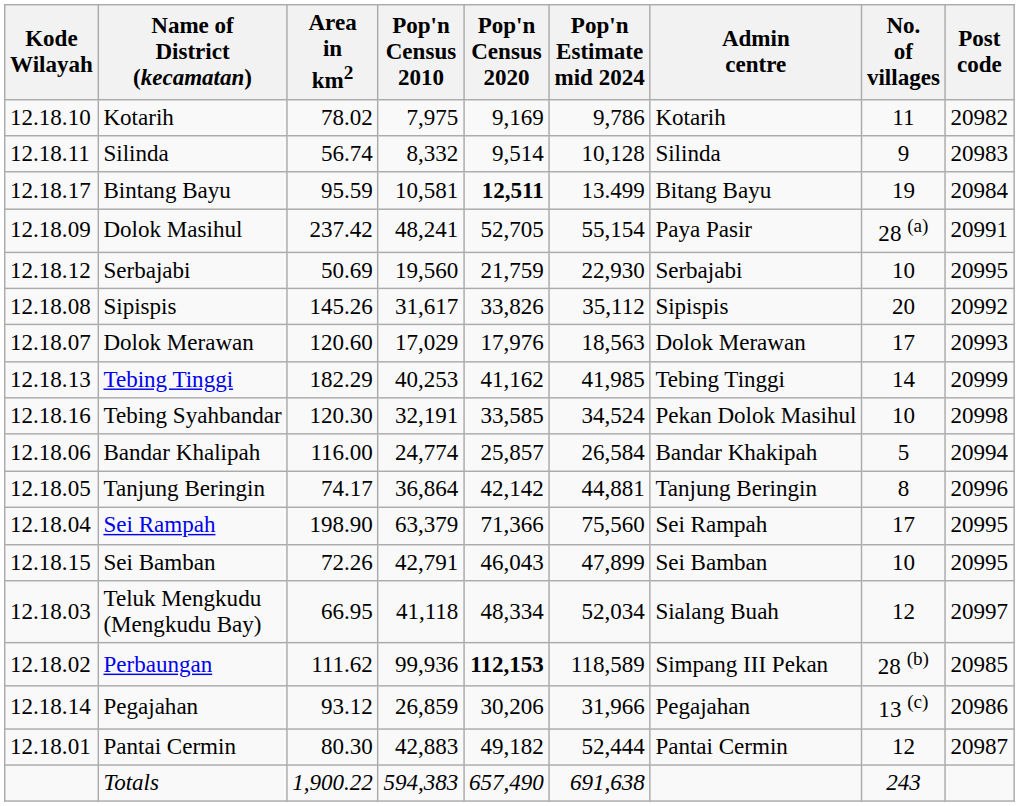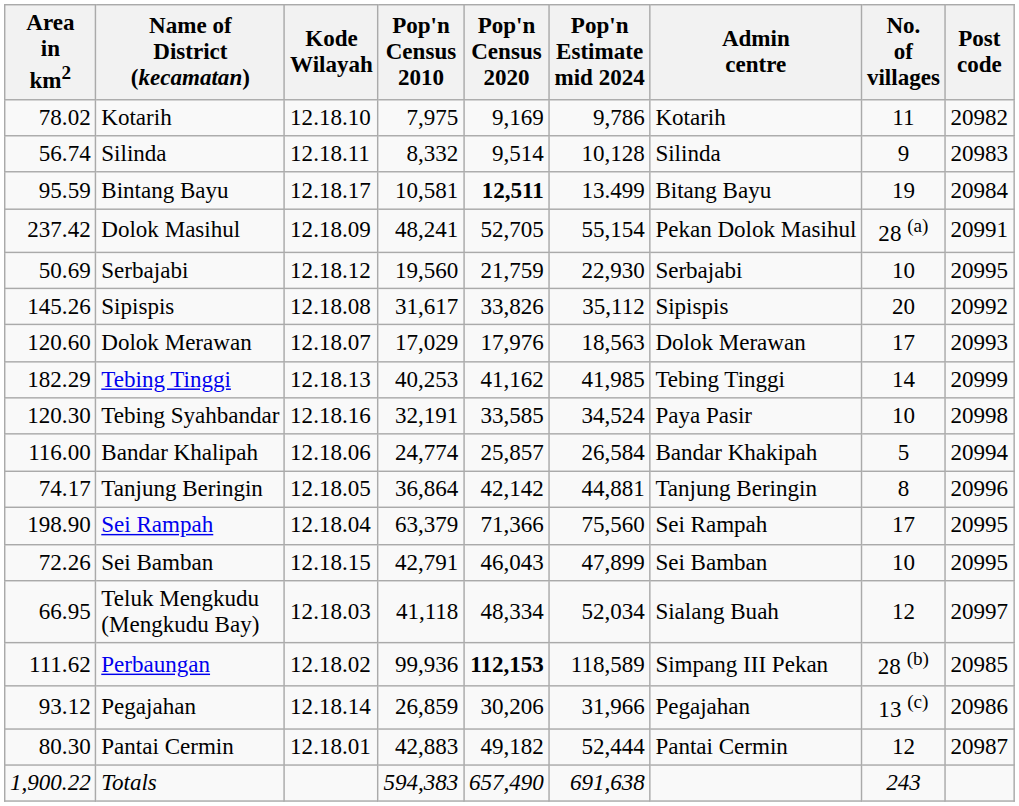columns swapped: (51, 51) <-> (333, 51)
(704, 230) Paya Pasir -> (756, 230) Pekan Dolok Masihul
(756, 415) Pekan Dolok Masihul -> (704, 415) Paya Pasir
